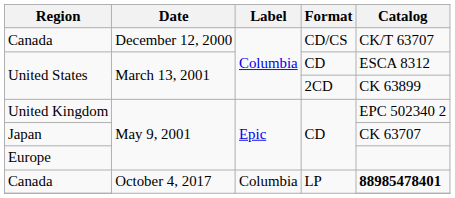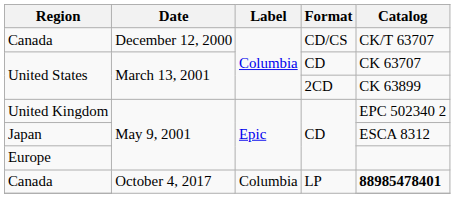(395, 63) ESCA 8312 -> (390, 63) CK 63707
(390, 134) CK 63707 -> (395, 134) ESCA 8312
